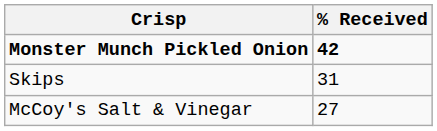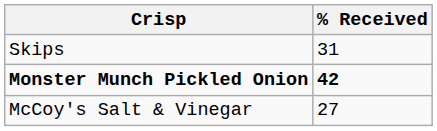rows swapped: (159, 50) <-> (37, 80)
